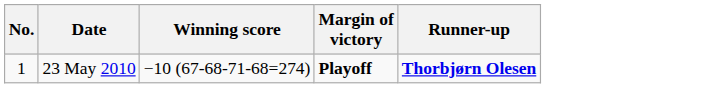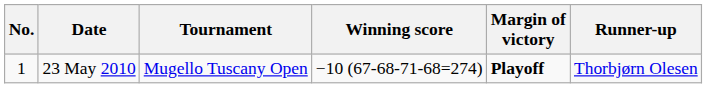+ column: (226, 29)
(469, 68) bold -> (636, 68) normal
